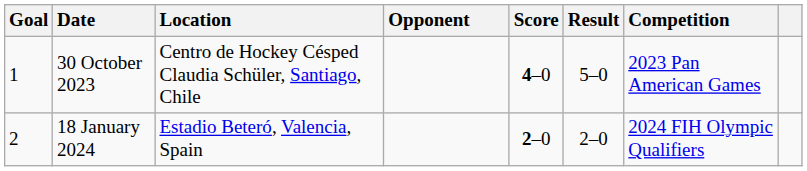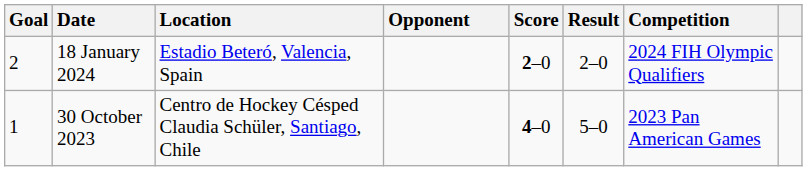rows swapped: (100, 74) <-> (99, 139)
